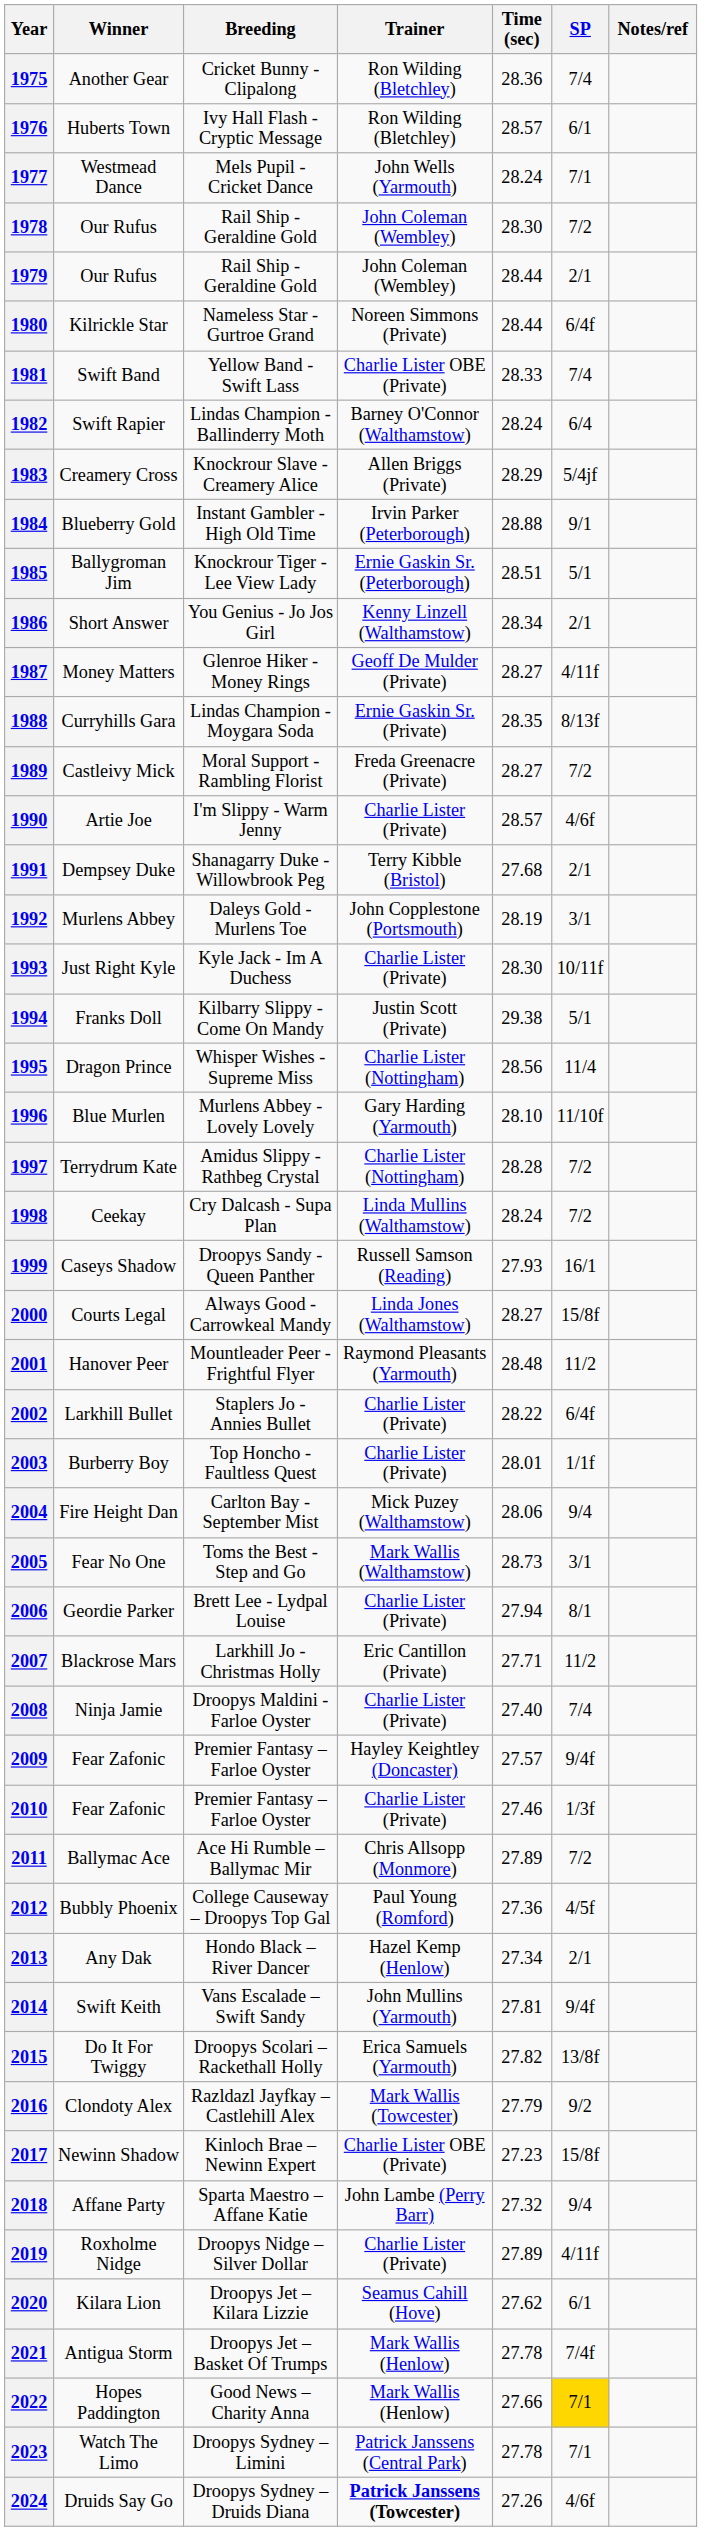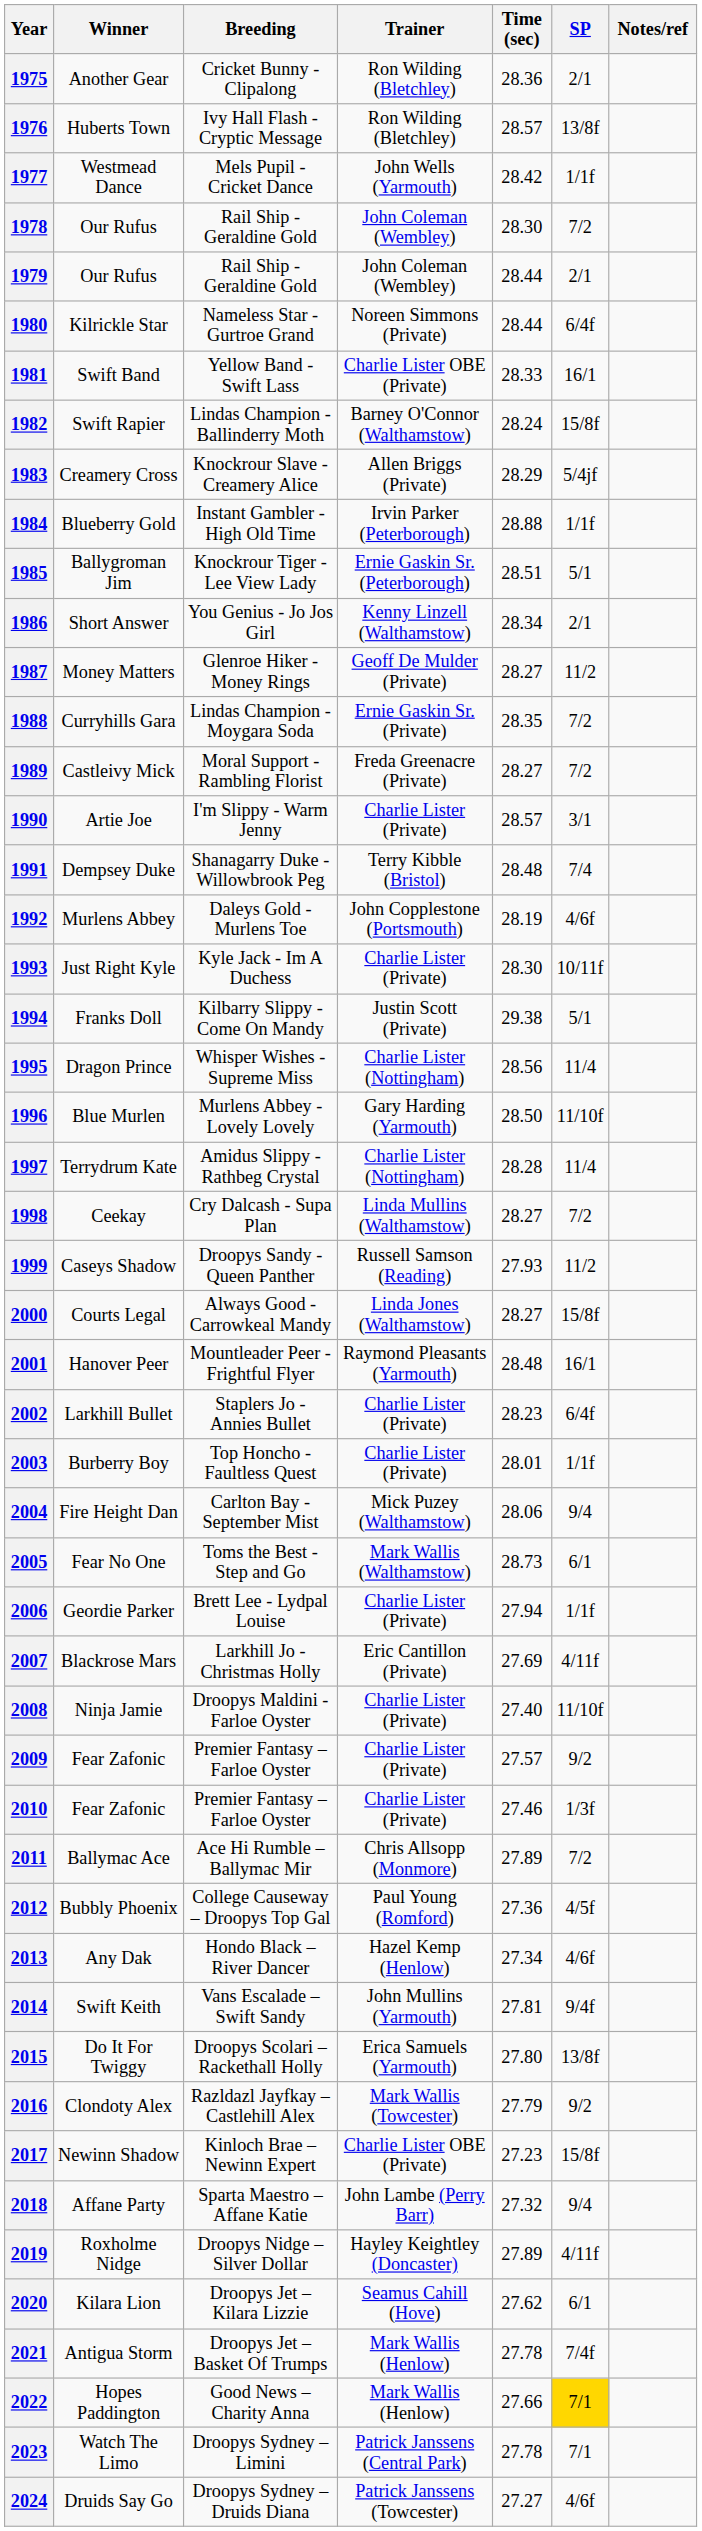(580, 78) 7/4 -> (580, 78) 2/1
(580, 128) 6/1 -> (580, 128) 13/8f
(522, 177) 28.24 -> (522, 177) 28.42
(580, 177) 7/1 -> (580, 177) 1/1f
(580, 375) 7/4 -> (580, 375) 16/1
(580, 424) 6/4 -> (580, 424) 15/8f
(580, 523) 9/1 -> (580, 523) 1/1f
(580, 672) 4/11f -> (580, 672) 11/2
(580, 721) 8/13f -> (580, 721) 7/2
(580, 820) 4/6f -> (580, 820) 3/1
(522, 869) 27.68 -> (522, 869) 28.48
(580, 869) 2/1 -> (580, 869) 7/4
(580, 919) 3/1 -> (580, 919) 4/6f
(522, 1117) 28.10 -> (522, 1117) 28.50
(580, 1166) 7/2 -> (580, 1166) 11/4
(522, 1215) 28.24 -> (522, 1215) 28.27
(580, 1265) 16/1 -> (580, 1265) 11/2
(580, 1364) 11/2 -> (580, 1364) 16/1
(522, 1413) 28.22 -> (522, 1413) 28.23
(580, 1562) 3/1 -> (580, 1562) 6/1
(580, 1611) 8/1 -> (580, 1611) 1/1f
(522, 1660) 27.71 -> (522, 1660) 27.69
(580, 1660) 11/2 -> (580, 1660) 4/11f
(580, 1710) 7/4 -> (580, 1710) 11/10f
(415, 1759) Hayley Keightley (Doncaster) -> (415, 1759) Charlie Lister (Private)
(580, 1759) 9/4f -> (580, 1759) 9/2
(580, 1957) 2/1 -> (580, 1957) 4/6f
(522, 2056) 27.82 -> (522, 2056) 27.80
(415, 2254) Charlie Lister (Private) -> (415, 2254) Hayley Keightley (Doncaster)
(415, 2501) bold -> (415, 2501) normal
(522, 2501) 27.26 -> (522, 2501) 27.27
